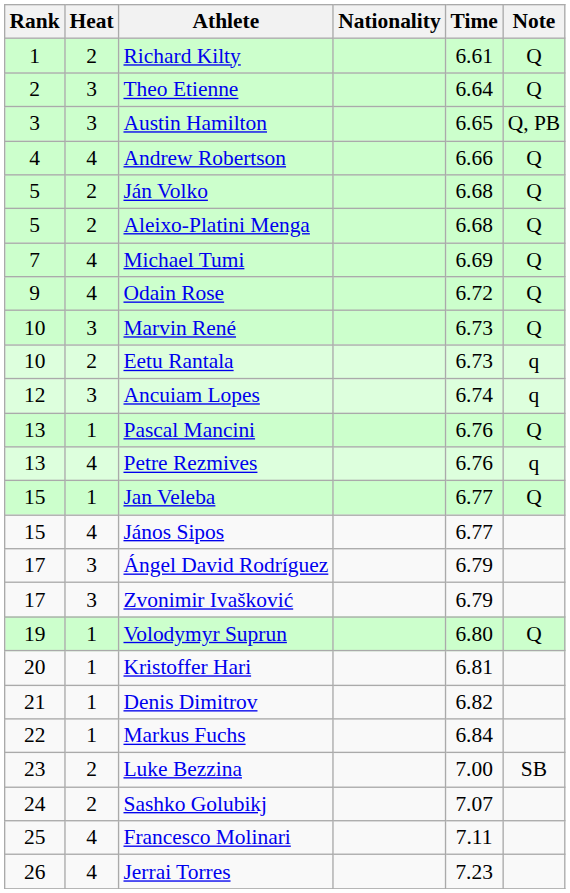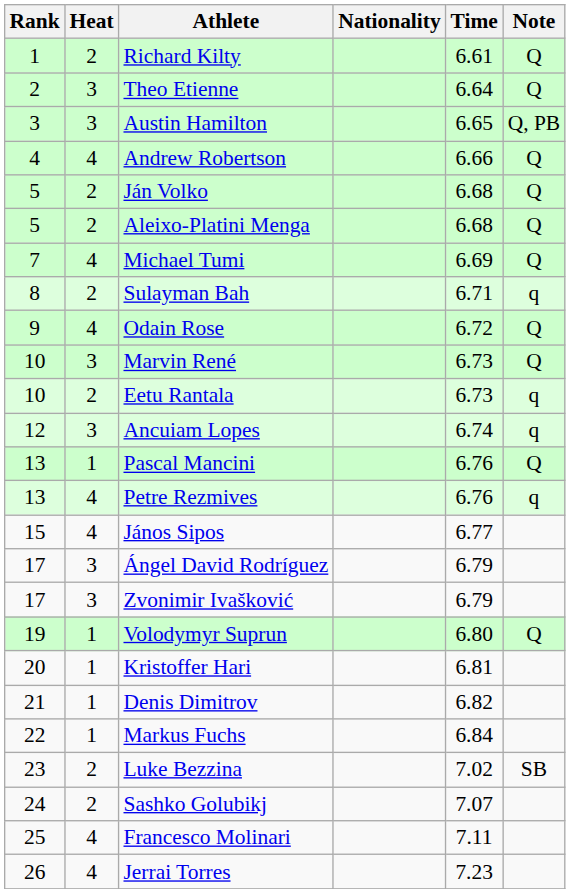+ row: (186, 293)
- row: (169, 497)
(474, 769) 7.00 -> (474, 769) 7.02
